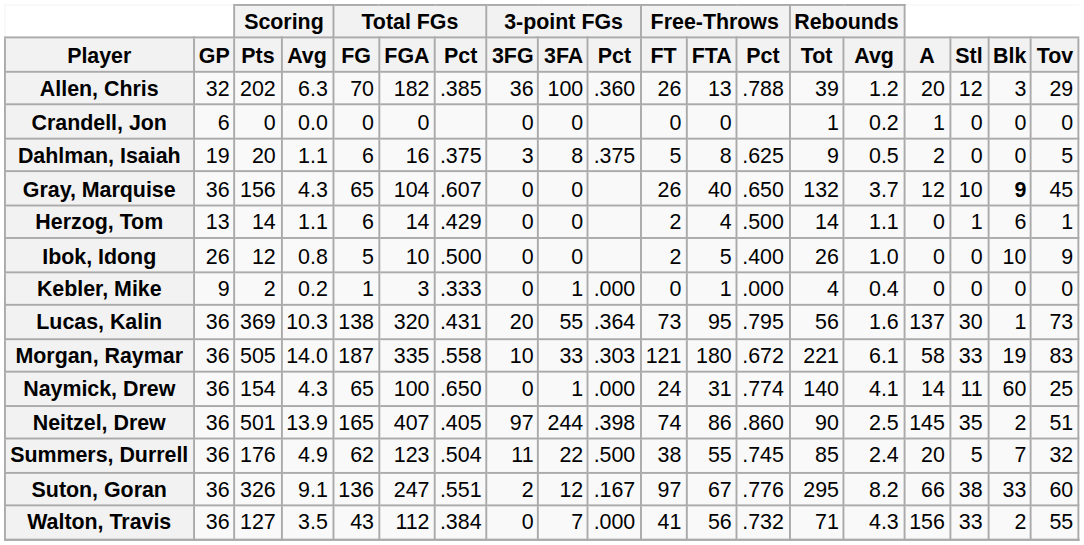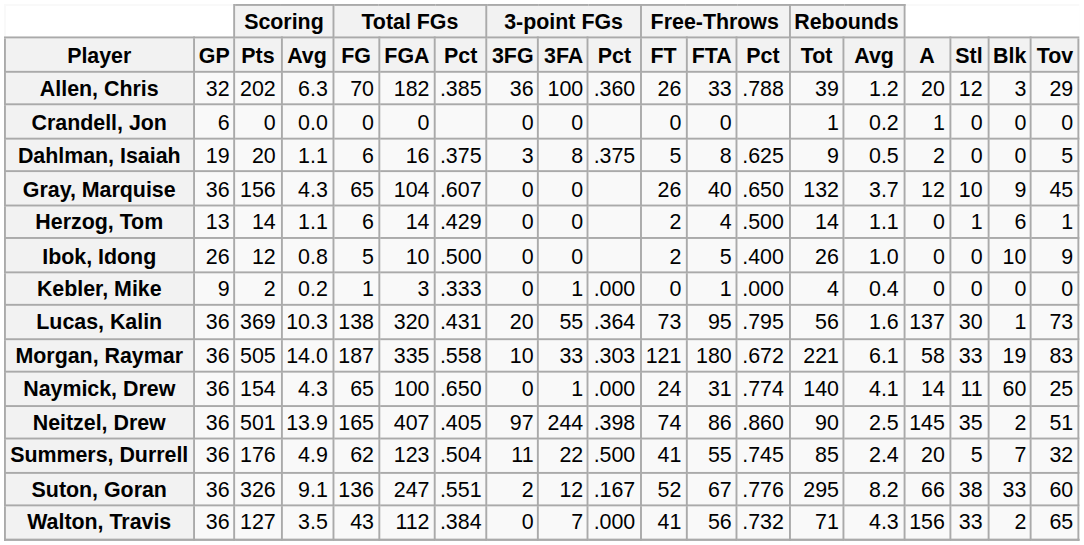(720, 89) 13 -> (720, 89) 33
(1020, 189) bold -> (1020, 189) normal
(669, 456) 38 -> (669, 456) 41
(669, 489) 97 -> (669, 489) 52
(1061, 522) 55 -> (1061, 522) 65
